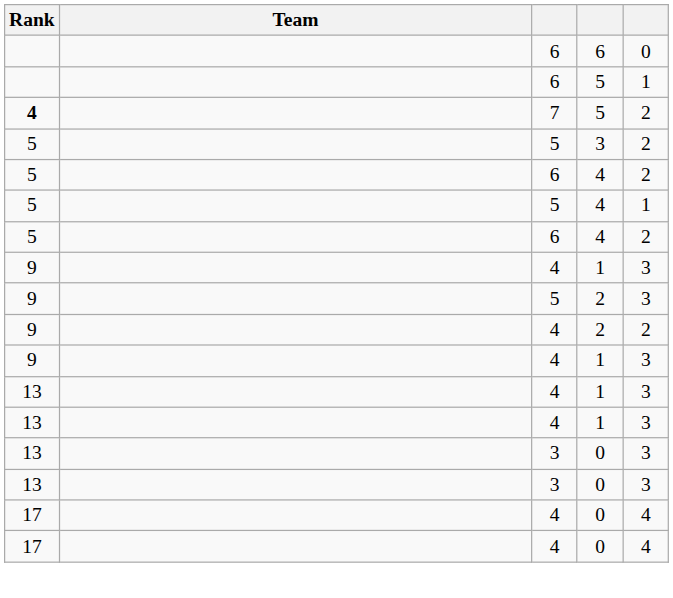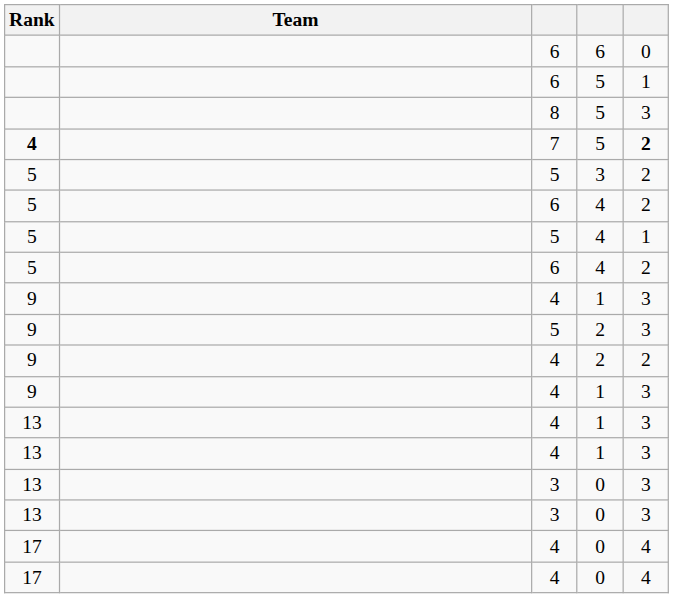+ row: (555, 112)
(646, 112) normal -> (646, 143) bold
